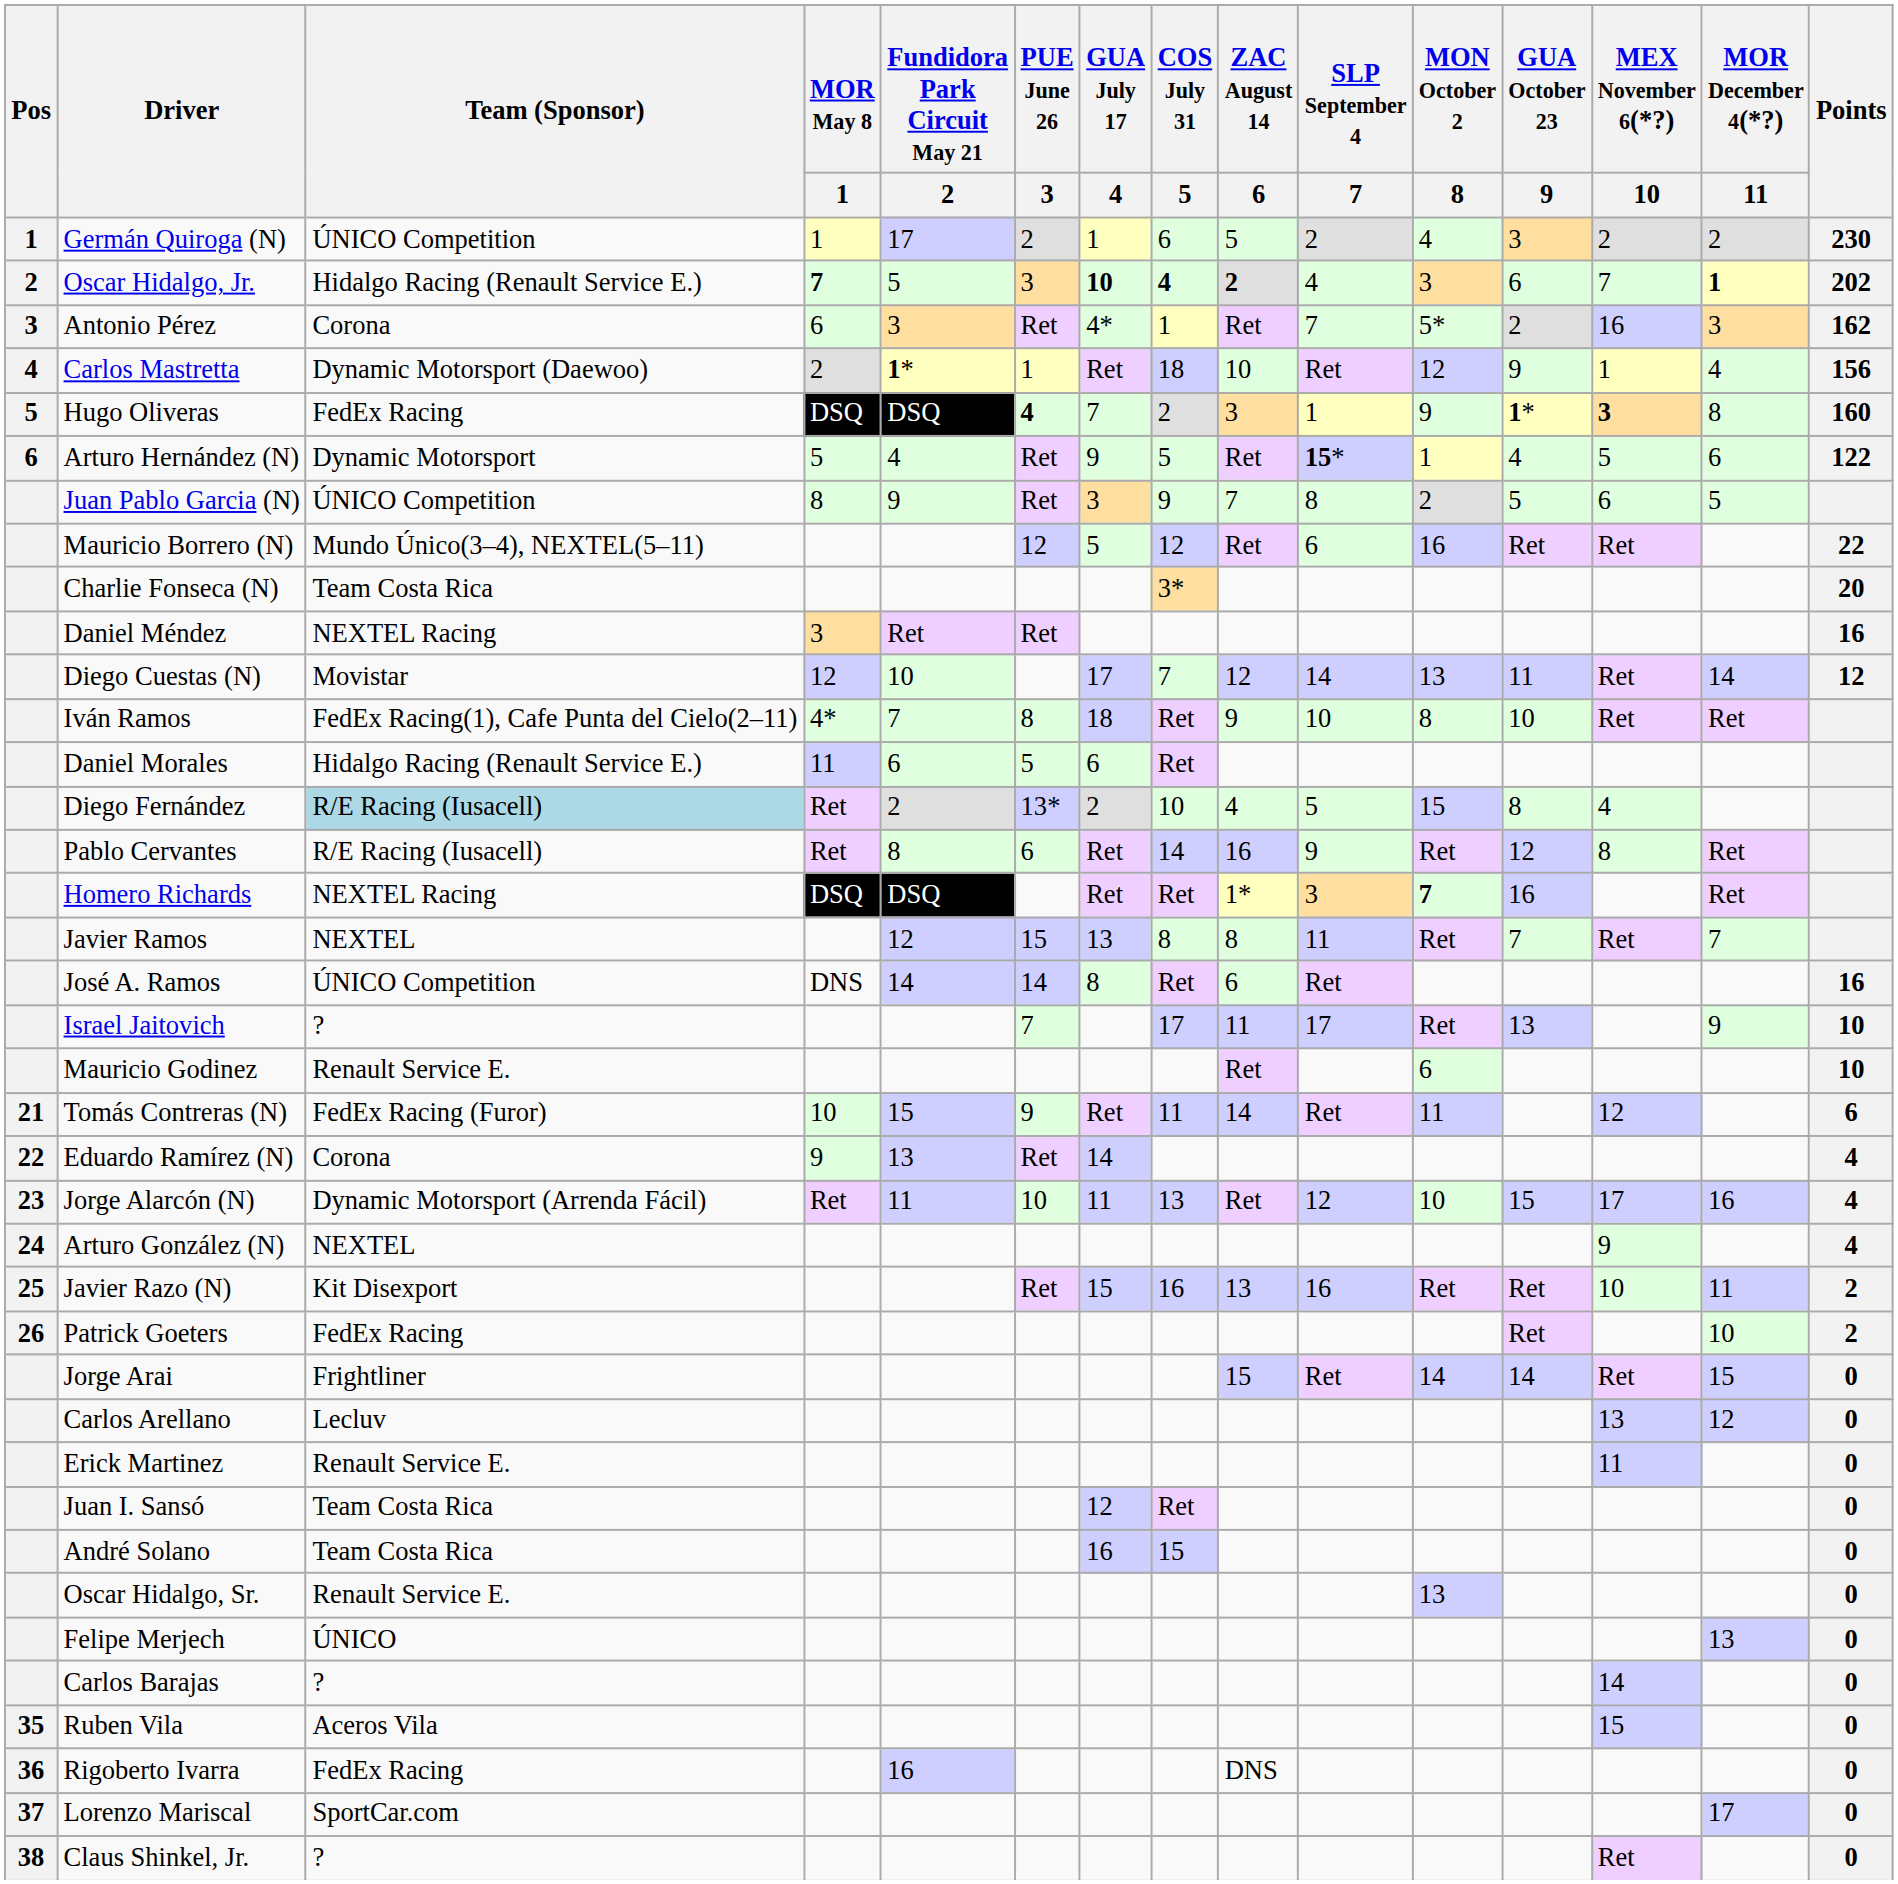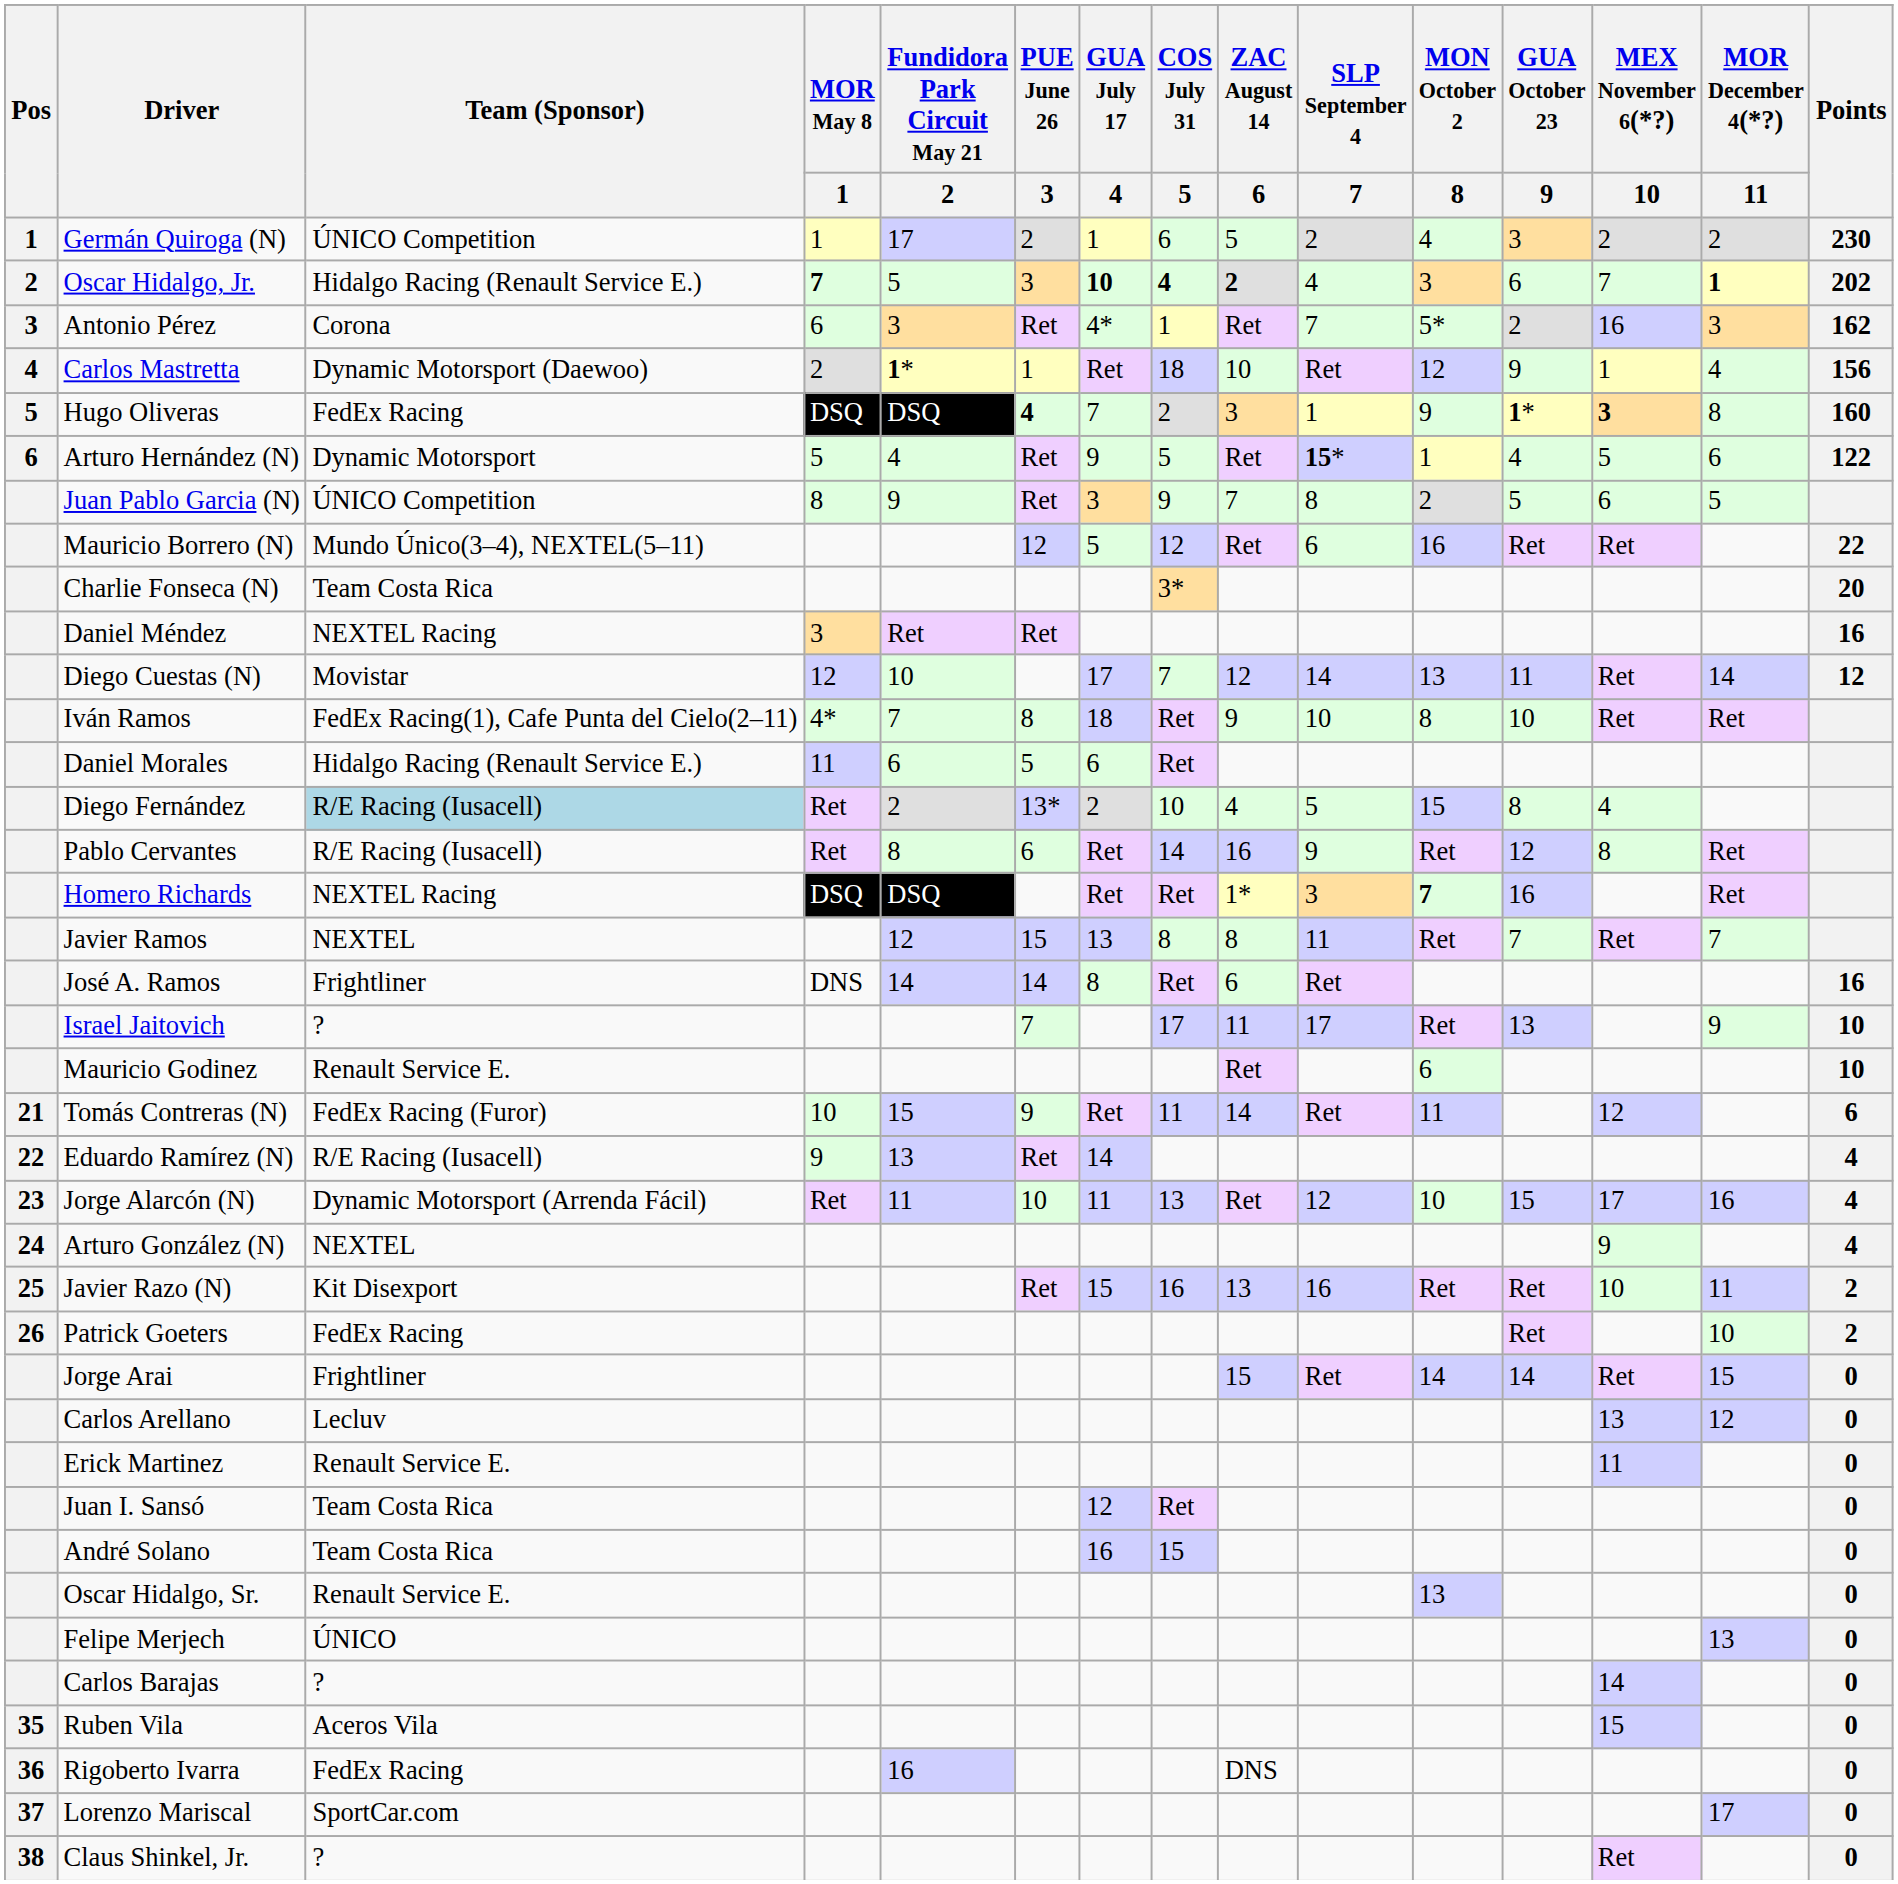(424, 982) ÚNICO Competition -> (369, 982) Frightliner
(351, 1157) Corona -> (427, 1157) R/E Racing (Iusacell)
